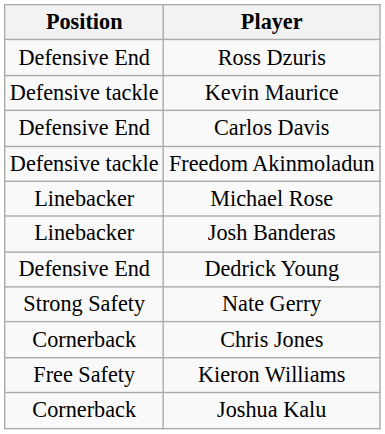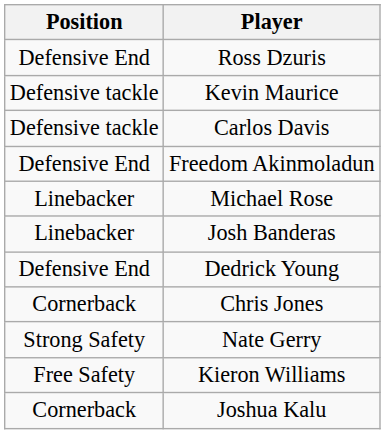(84, 127) Defensive End -> (84, 127) Defensive tackle
(84, 163) Defensive tackle -> (84, 163) Defensive End
rows swapped: (272, 339) <-> (272, 304)
